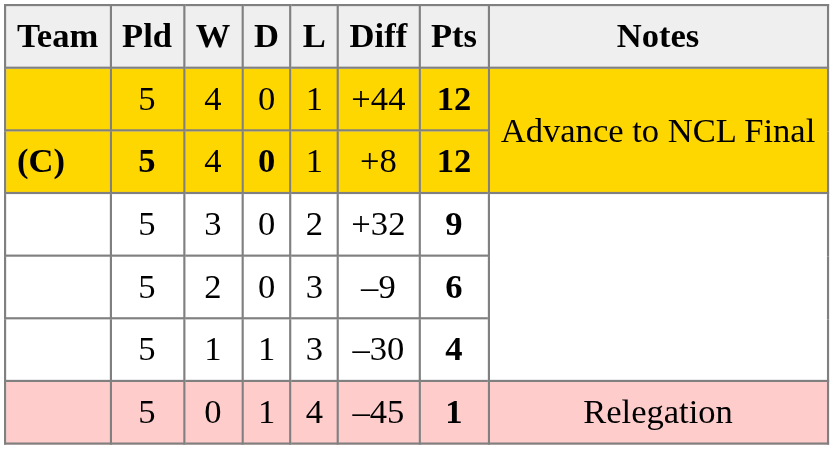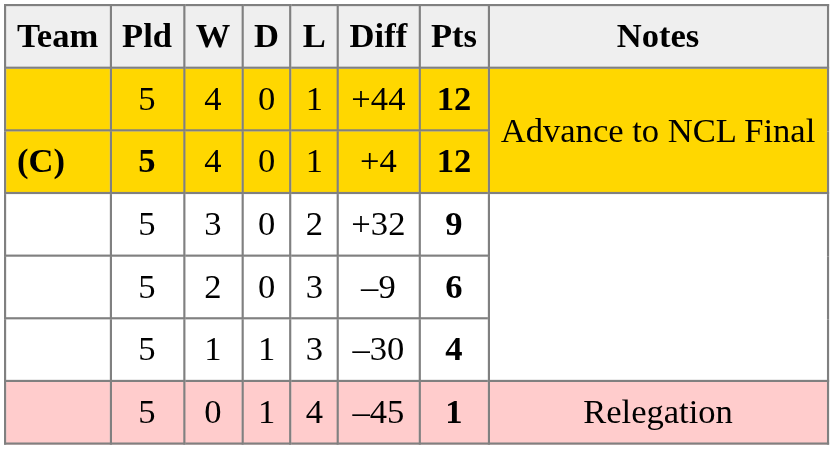(267, 161) bold -> (267, 161) normal
(378, 161) +8 -> (378, 161) +4
